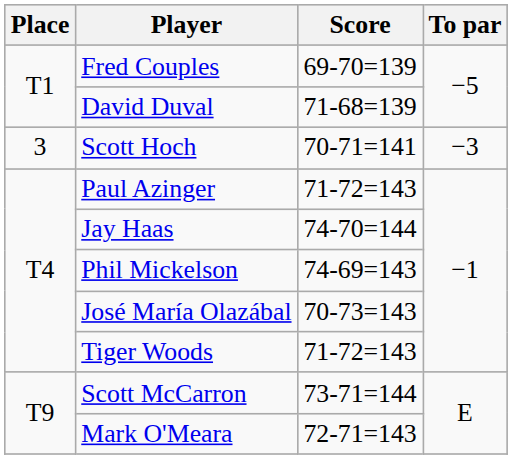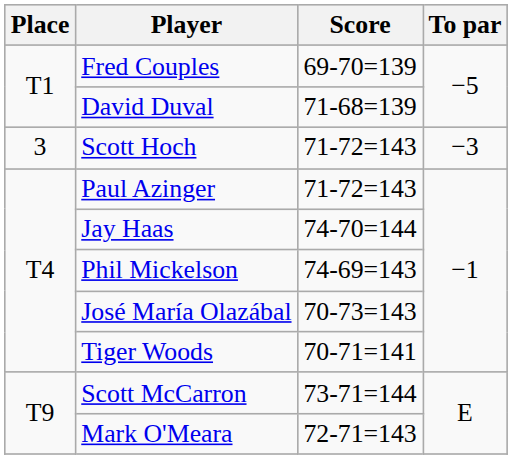(360, 147) 70-71=141 -> (360, 147) 71-72=143
(360, 351) 71-72=143 -> (360, 351) 70-71=141
